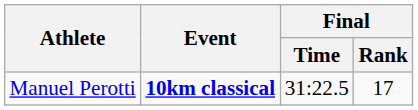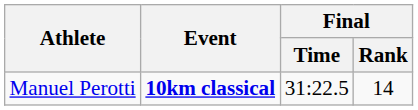(383, 88) 17 -> (383, 88) 14
